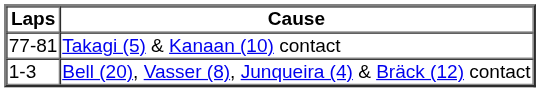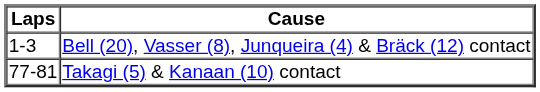rows swapped: (296, 71) <-> (201, 45)
